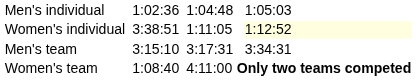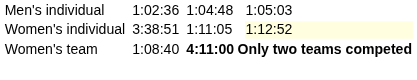- row: (41, 49)
(209, 68) normal -> (210, 49) bold
